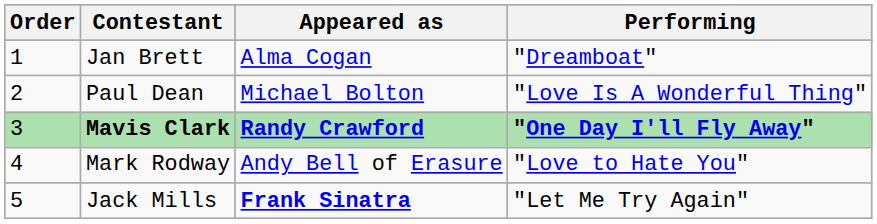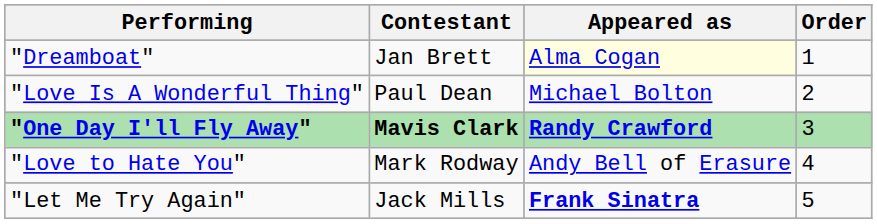columns swapped: (43, 23) <-> (690, 23)
(306, 58) no background -> (594, 58) lightyellow background
